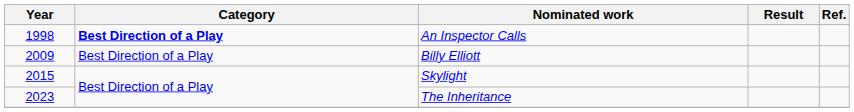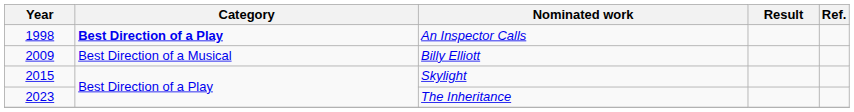(146, 55) Best Direction of a Play -> (155, 55) Best Direction of a Musical
